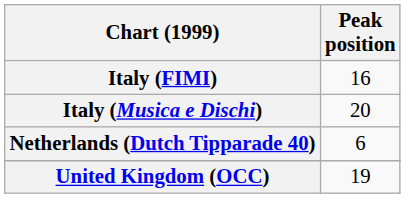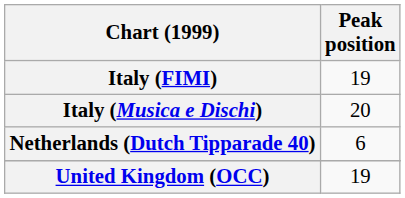(360, 77) 16 -> (360, 77) 19
